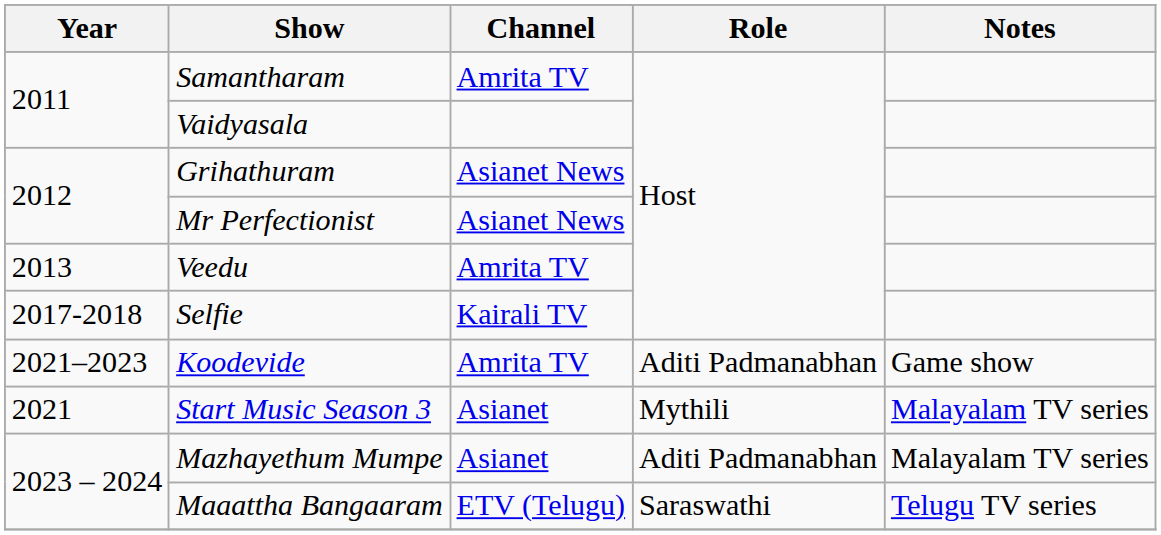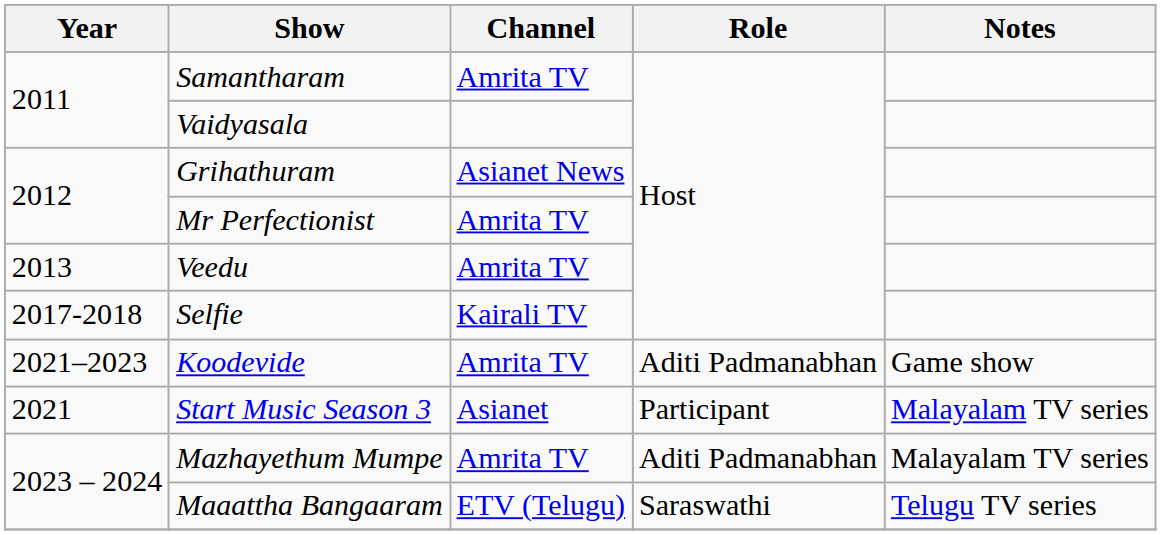(541, 219) Asianet News -> (523, 219) Amrita TV
(684, 409) Mythili -> (704, 409) Participant
(502, 457) Asianet -> (523, 457) Amrita TV
